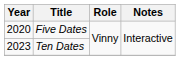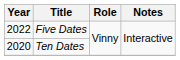(19, 30) 2020 -> (19, 30) 2022
(19, 47) 2023 -> (19, 47) 2020
